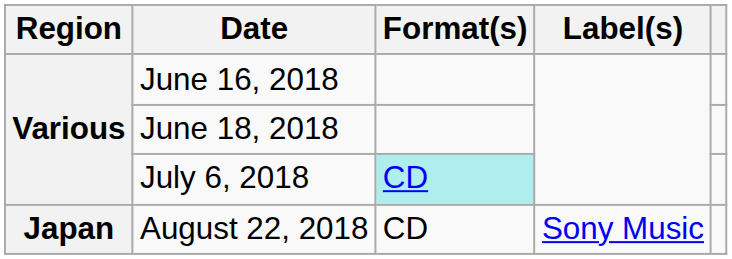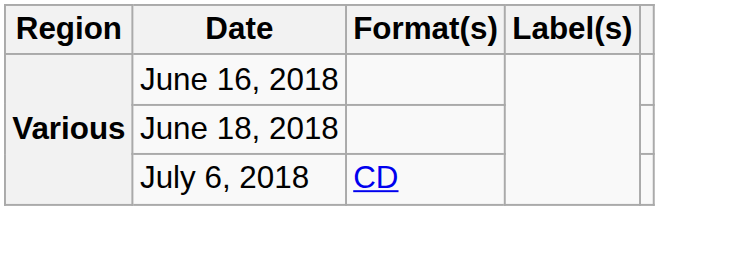(406, 178) paleturquoise background -> (376, 178) no background
- row: (254, 228)
